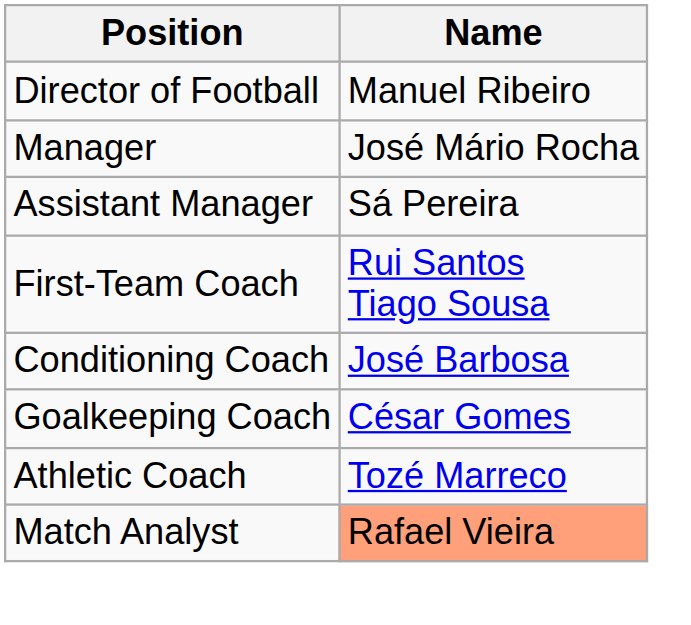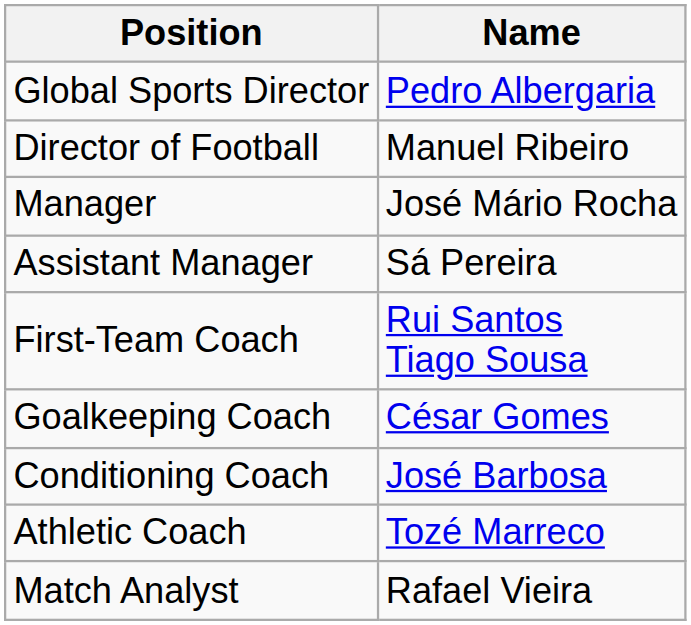+ row: (191, 90)
rows swapped: (172, 417) <-> (171, 360)
(451, 532) lightsalmon background -> (489, 589) no background
